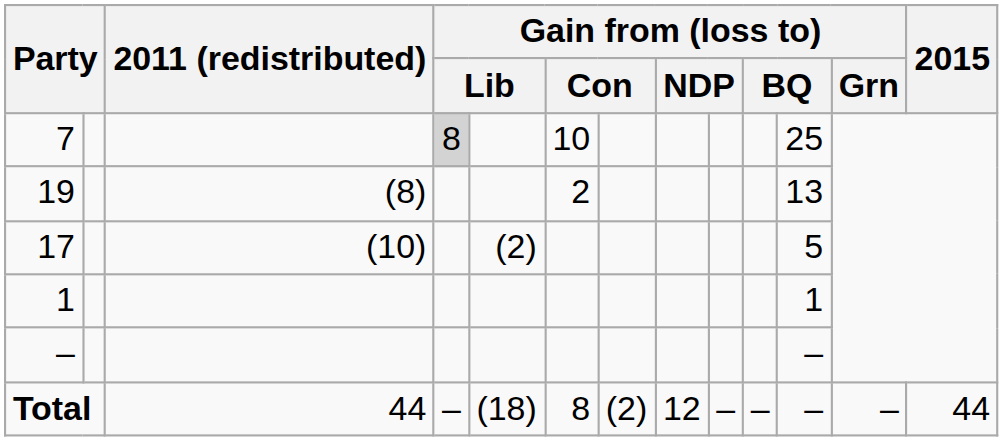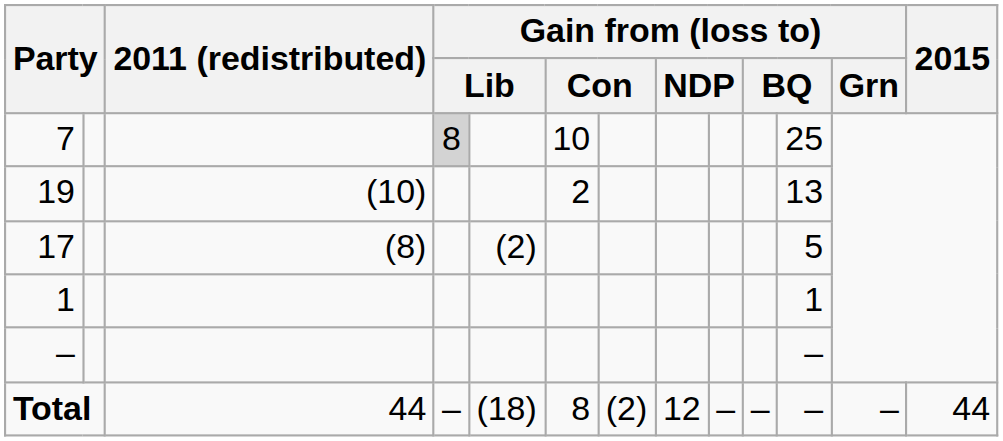(406, 192) (8) -> (396, 192) (10)
(396, 246) (10) -> (406, 246) (8)
